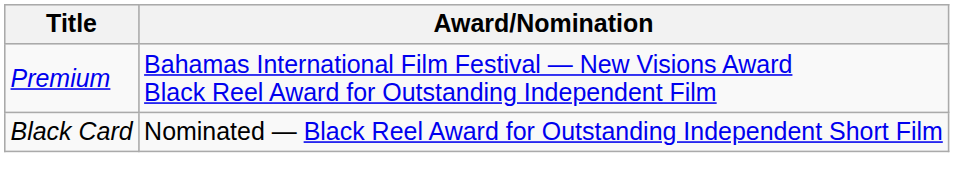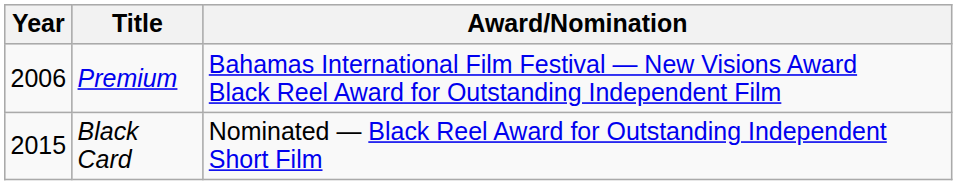+ column: (38, 24)
